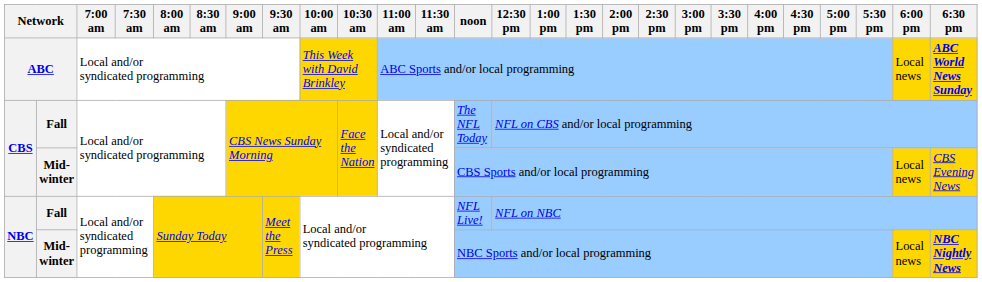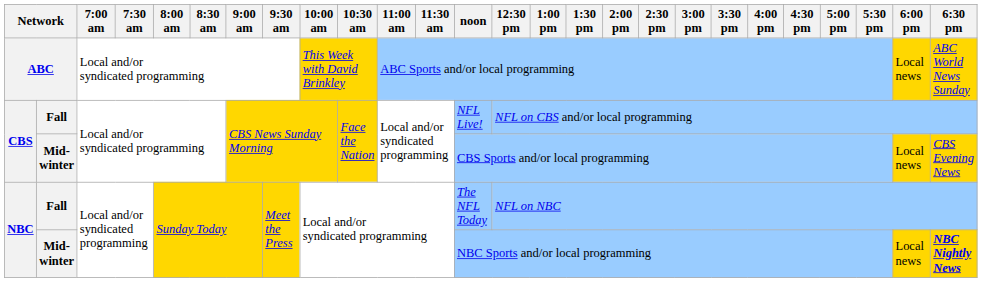(953, 69) bold -> (952, 69) normal
(472, 124) The NFL Today -> (470, 117) NFL Live!
(470, 212) NFL Live! -> (472, 205) The NFL Today
